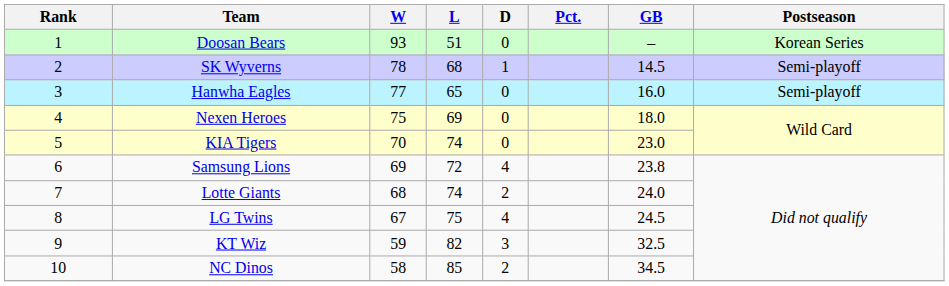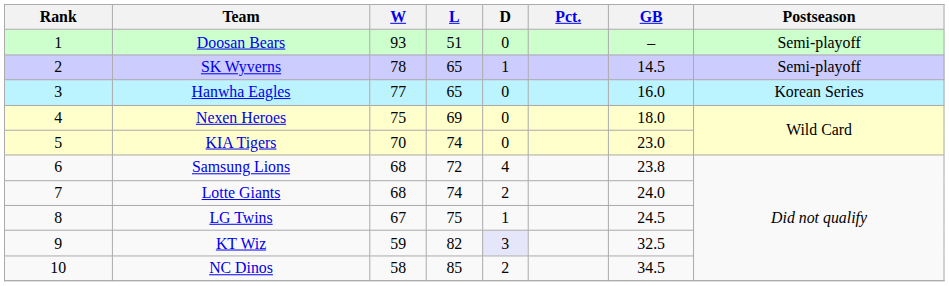(819, 42) Korean Series -> (819, 42) Semi-playoff
(454, 67) 68 -> (454, 67) 65
(819, 92) Semi-playoff -> (819, 92) Korean Series
(398, 167) 69 -> (398, 167) 68
(505, 218) 4 -> (505, 218) 1
(505, 243) no background -> (505, 243) lavender background
